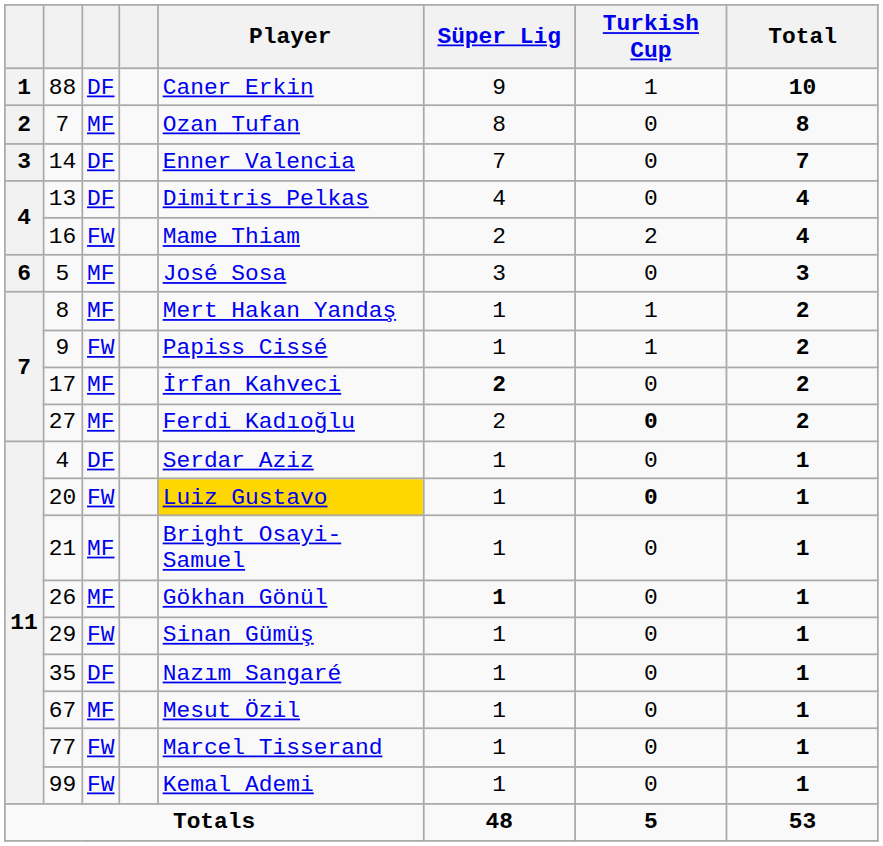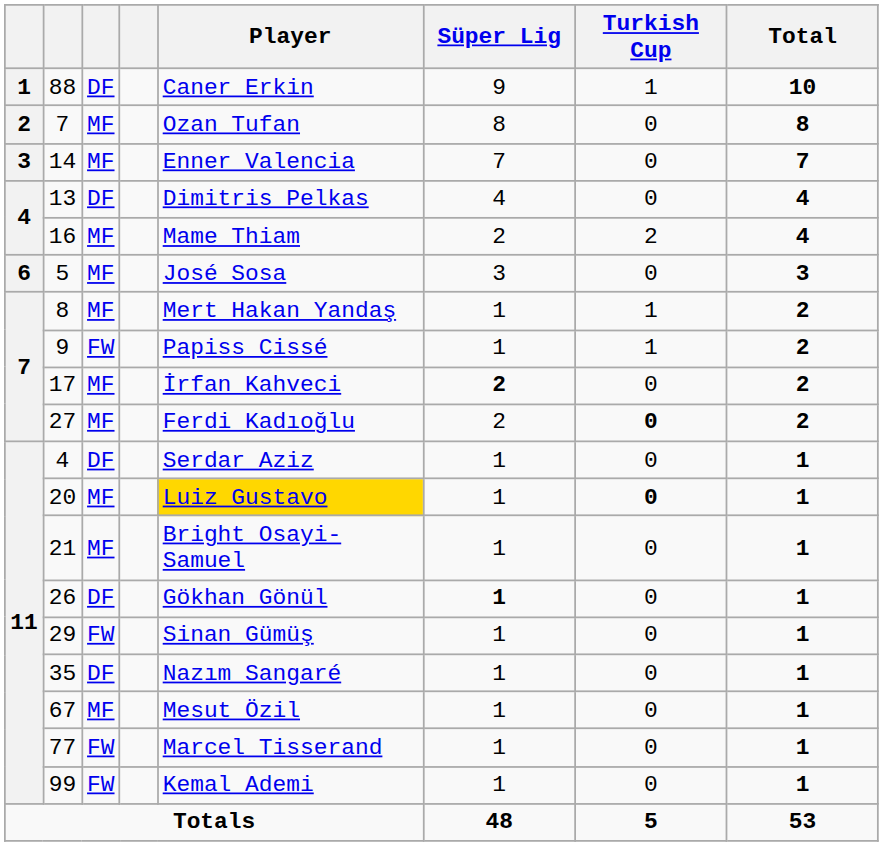(101, 162) DF -> (101, 162) MF
(101, 236) FW -> (101, 236) MF
(101, 497) FW -> (101, 497) MF
(101, 598) MF -> (101, 598) DF
